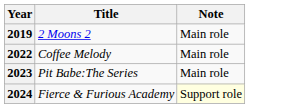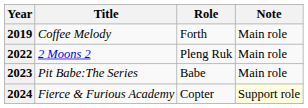+ column: (206, 14)
(64, 34) 2 Moons 2 -> (75, 34) Coffee Melody
(75, 53) Coffee Melody -> (64, 53) 2 Moons 2
